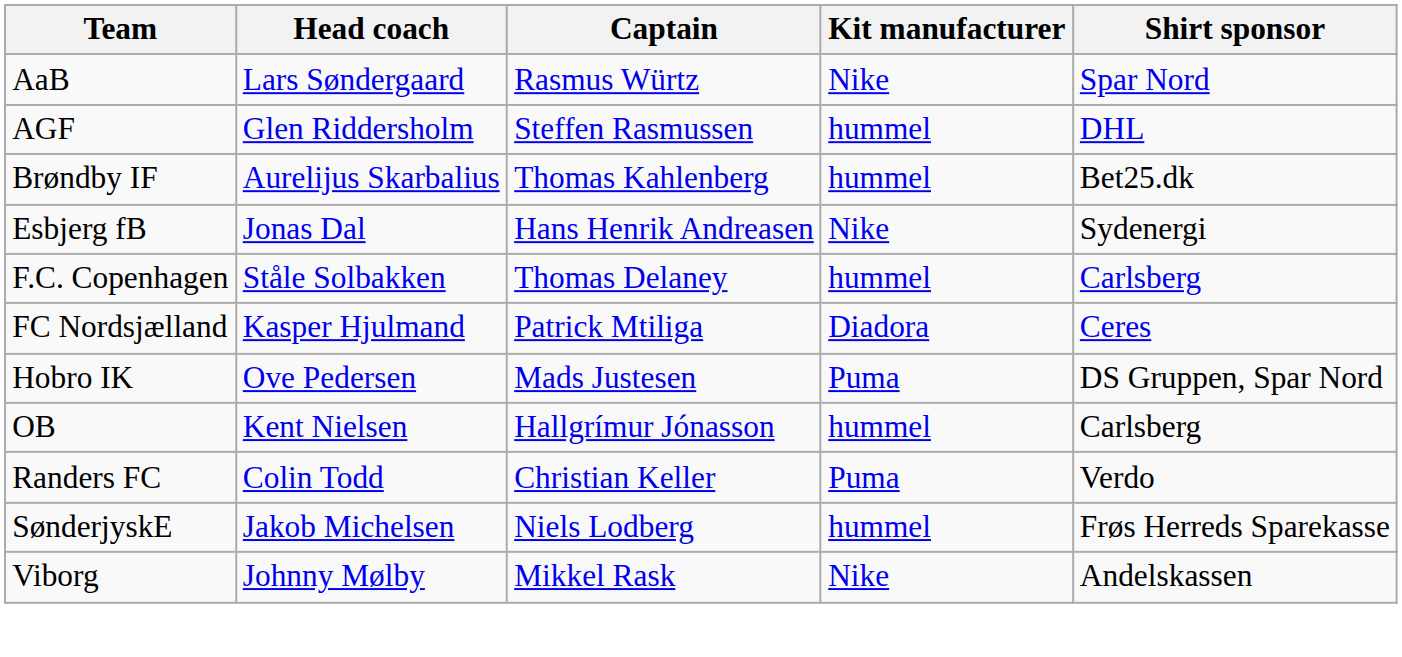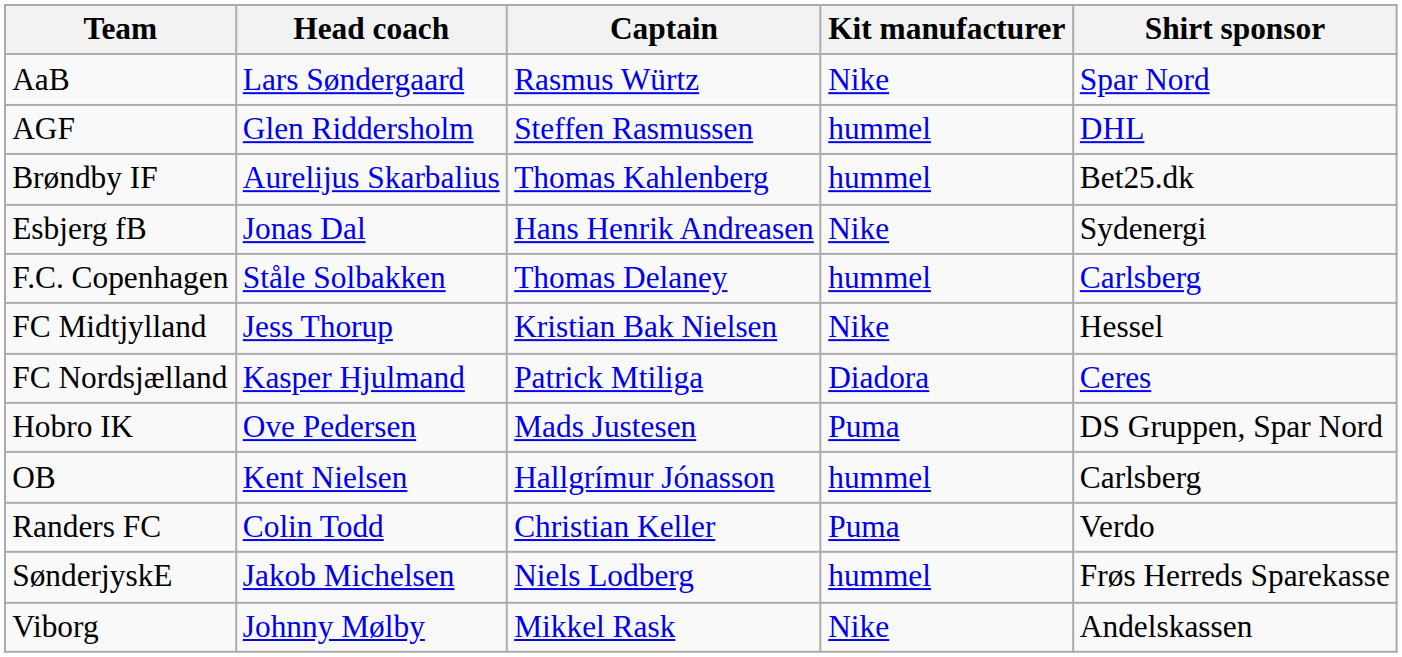+ row: (109, 327)
